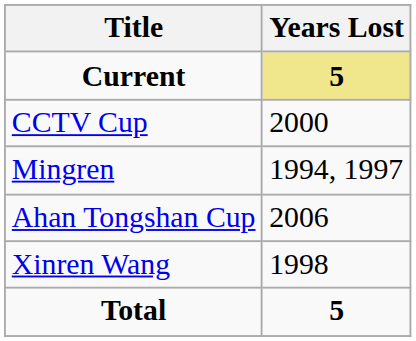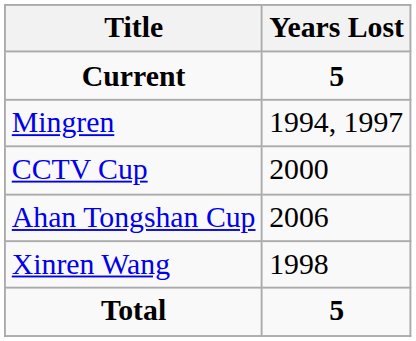(337, 75) khaki background -> (337, 75) no background
rows swapped: (63, 169) <-> (80, 122)
